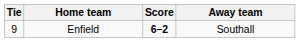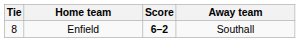(14, 29) 9 -> (14, 29) 8
